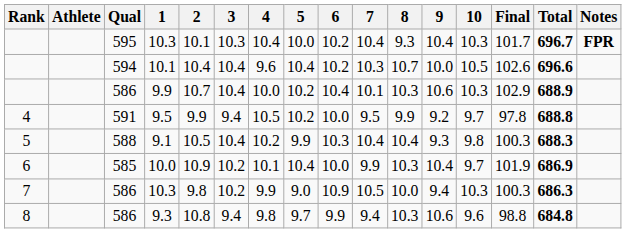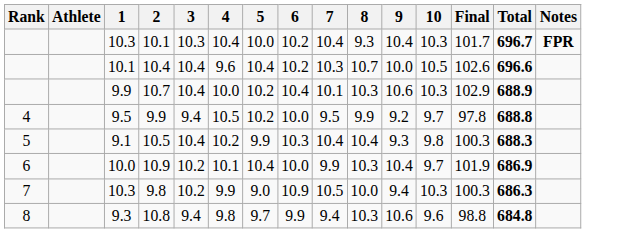- column: (125, 16)
